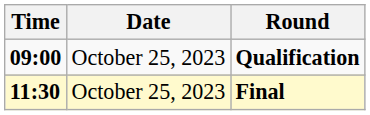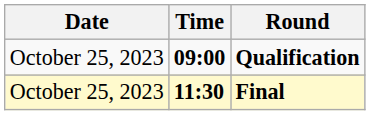columns swapped: (148, 22) <-> (36, 22)
